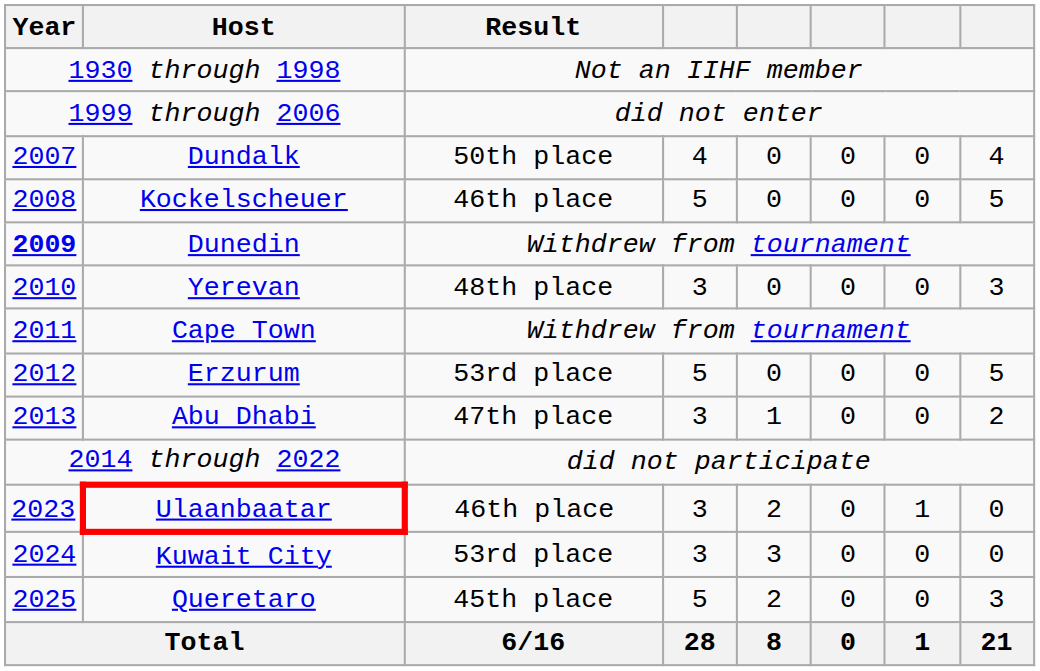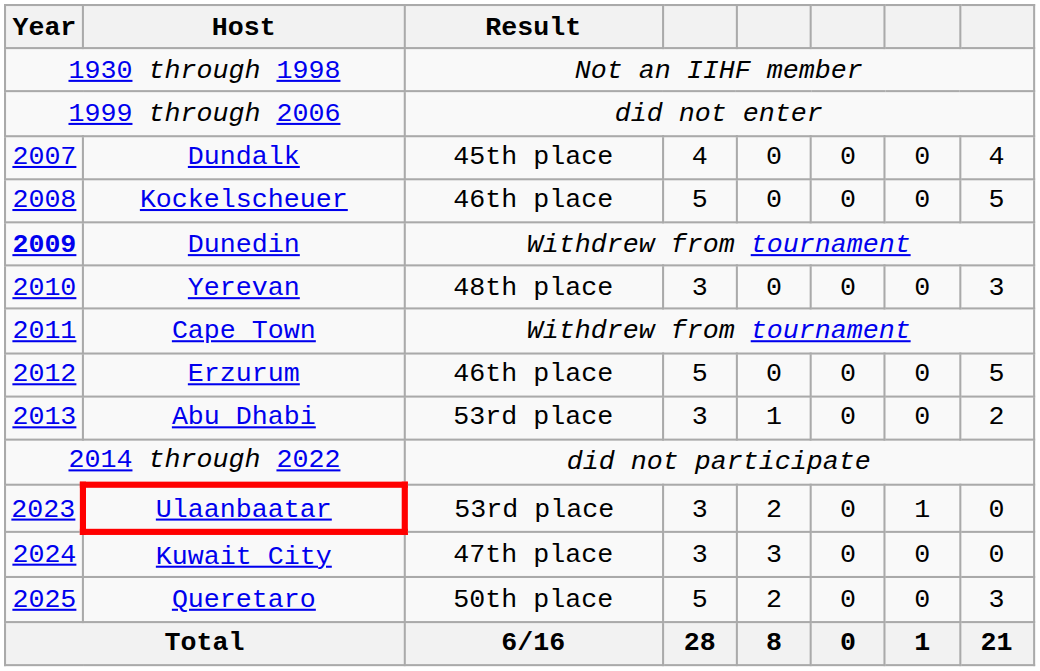(533, 157) 50th place -> (533, 157) 45th place
(533, 374) 53rd place -> (533, 374) 46th place
(533, 418) 47th place -> (533, 418) 53rd place
(534, 509) 46th place -> (534, 509) 53rd place
(533, 555) 53rd place -> (533, 555) 47th place
(533, 600) 45th place -> (533, 600) 50th place
